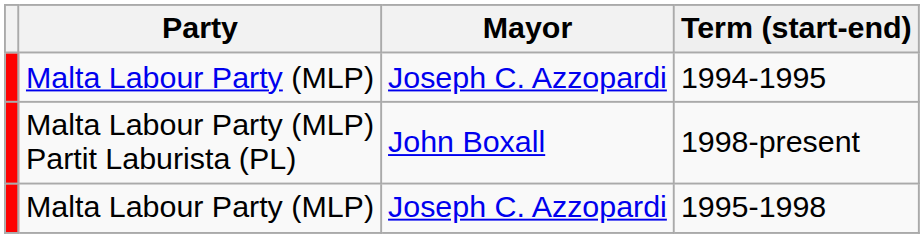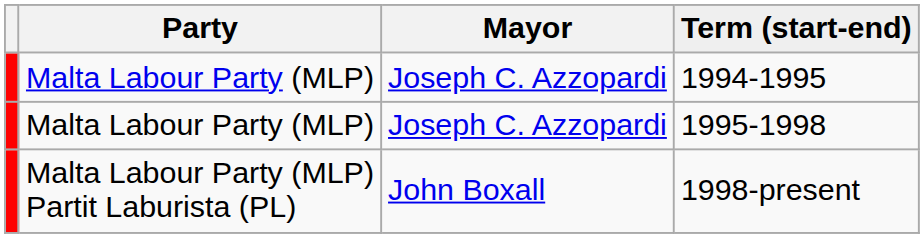rows swapped: (754, 207) <-> (770, 142)
